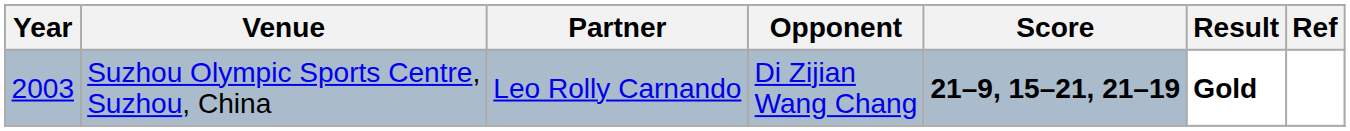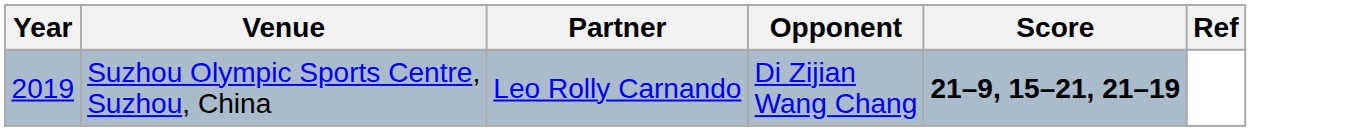- column: (1236, 28)
(43, 88) 2003 -> (43, 88) 2019
